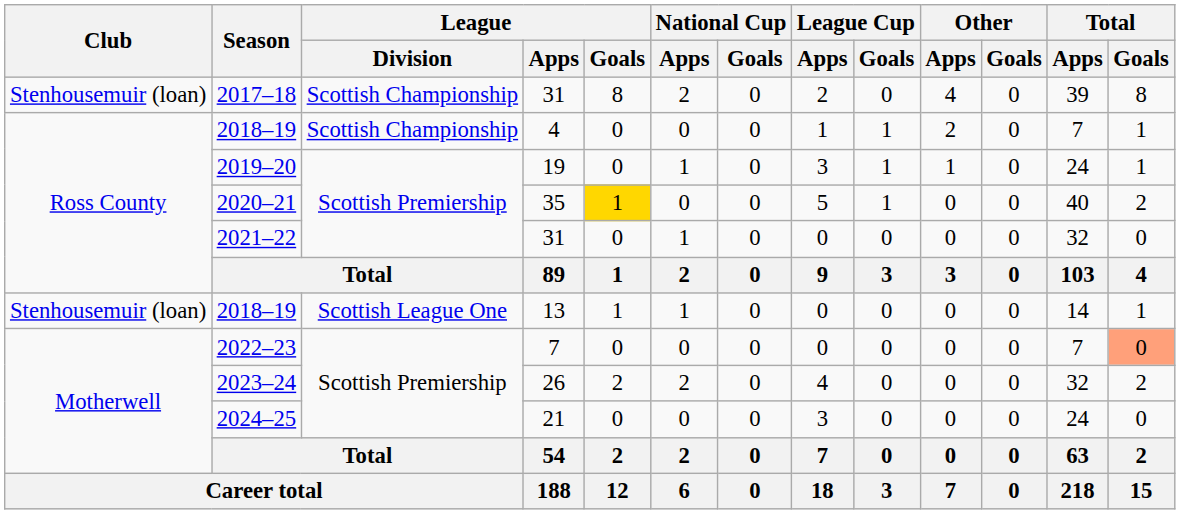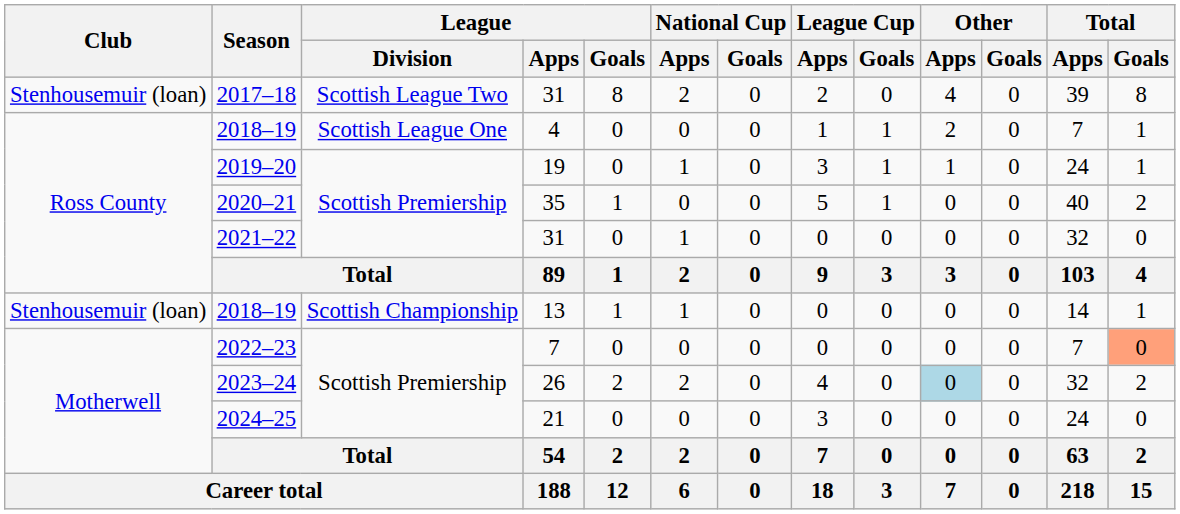(412, 94) Scottish Championship -> (412, 94) Scottish League Two
(412, 130) Scottish Championship -> (412, 130) Scottish League One
(617, 202) gold background -> (617, 202) no background
(412, 310) Scottish League One -> (412, 310) Scottish Championship
(951, 382) no background -> (951, 382) lightblue background
